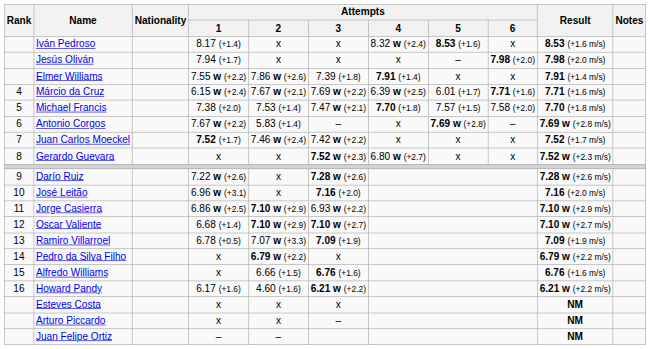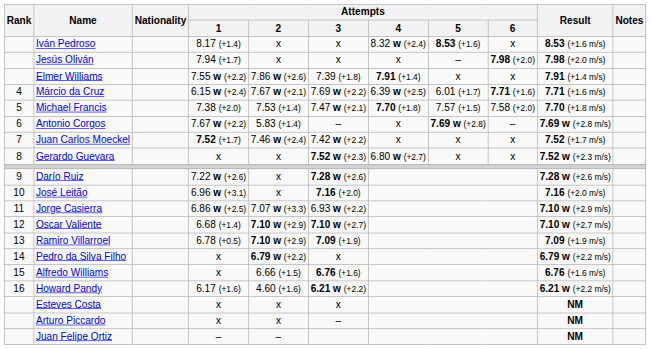(278, 208) 7.10 w (+2.9) -> (278, 208) 7.07 w (+3.3)
(278, 240) 7.07 w (+3.3) -> (278, 240) 7.10 w (+2.9)
